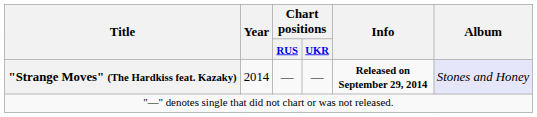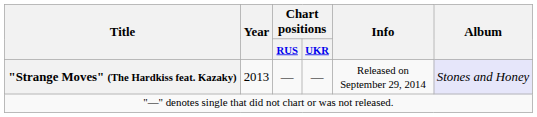(256, 76) 2014 -> (256, 76) 2013
(383, 76) bold -> (383, 77) normal
